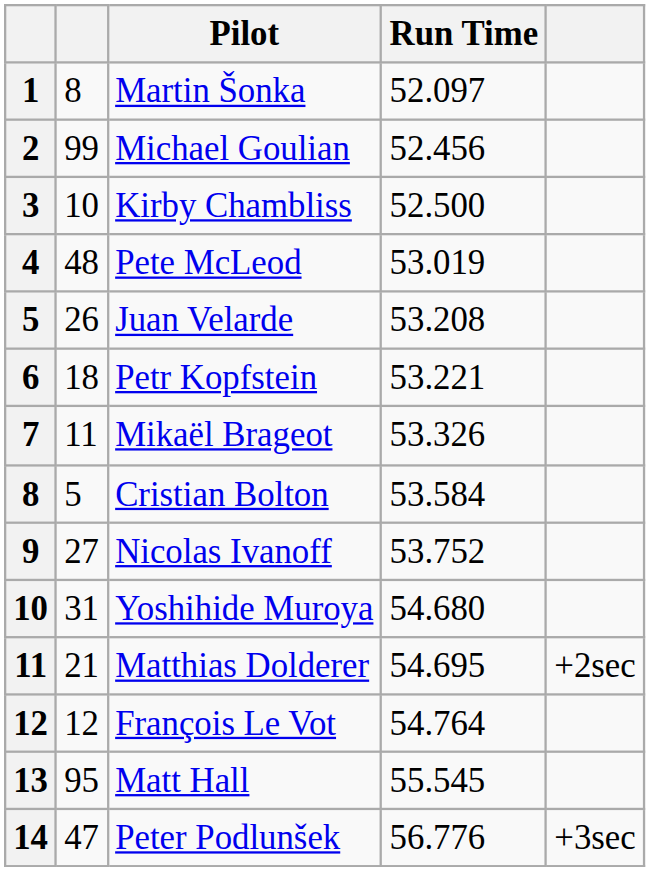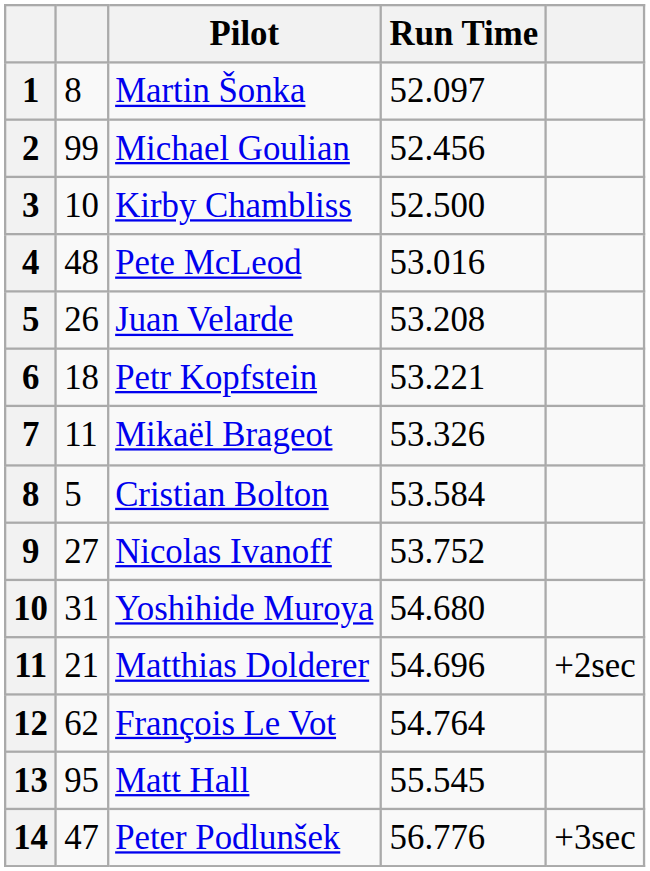(437, 262) 53.019 -> (437, 262) 53.016
(437, 664) 54.695 -> (437, 664) 54.696
(82, 722) 12 -> (82, 722) 62
